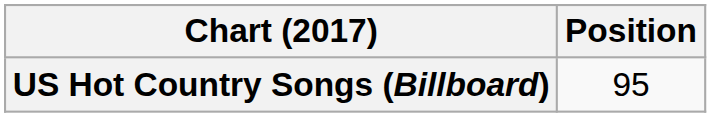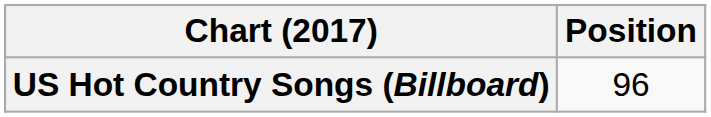(631, 84) 95 -> (631, 84) 96
